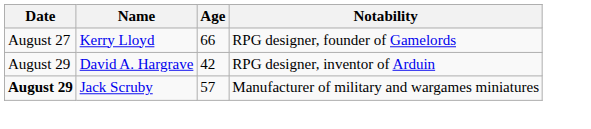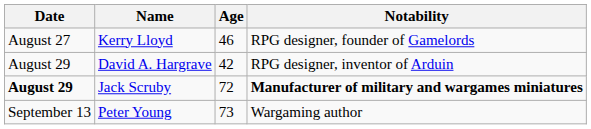(208, 40) 66 -> (226, 40) 46
(208, 87) 57 -> (226, 87) 72
(386, 87) normal -> (417, 87) bold
+ row: (135, 111)
